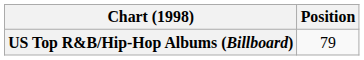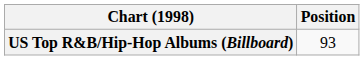(328, 42) 79 -> (328, 42) 93
